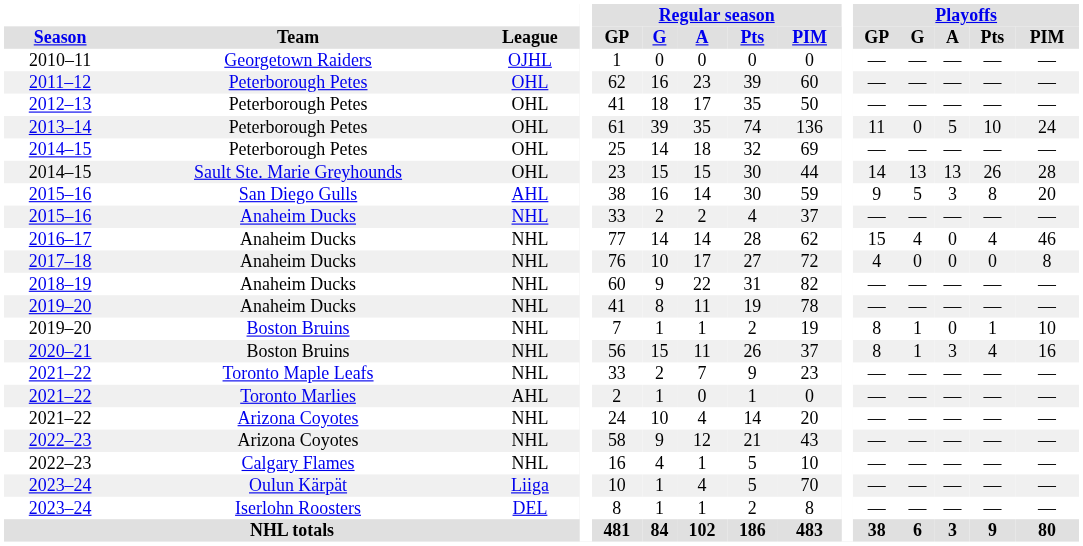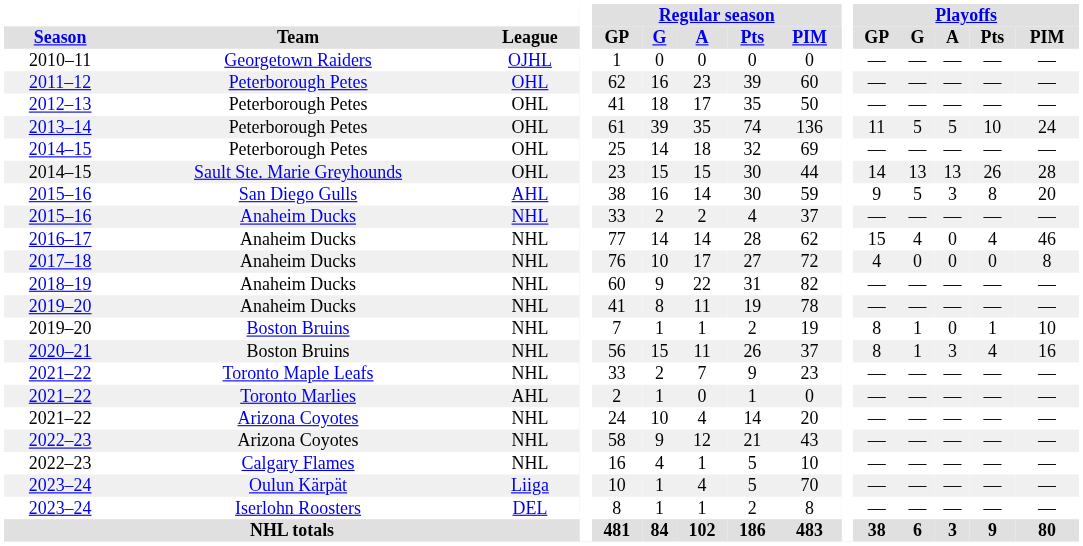(918, 127) 0 -> (918, 127) 5
